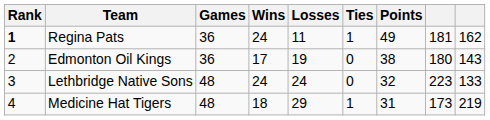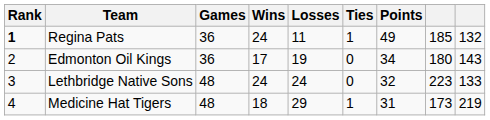(441, 37) 181 -> (441, 37) 185
(470, 37) 162 -> (470, 37) 132
(388, 59) 38 -> (388, 59) 34
